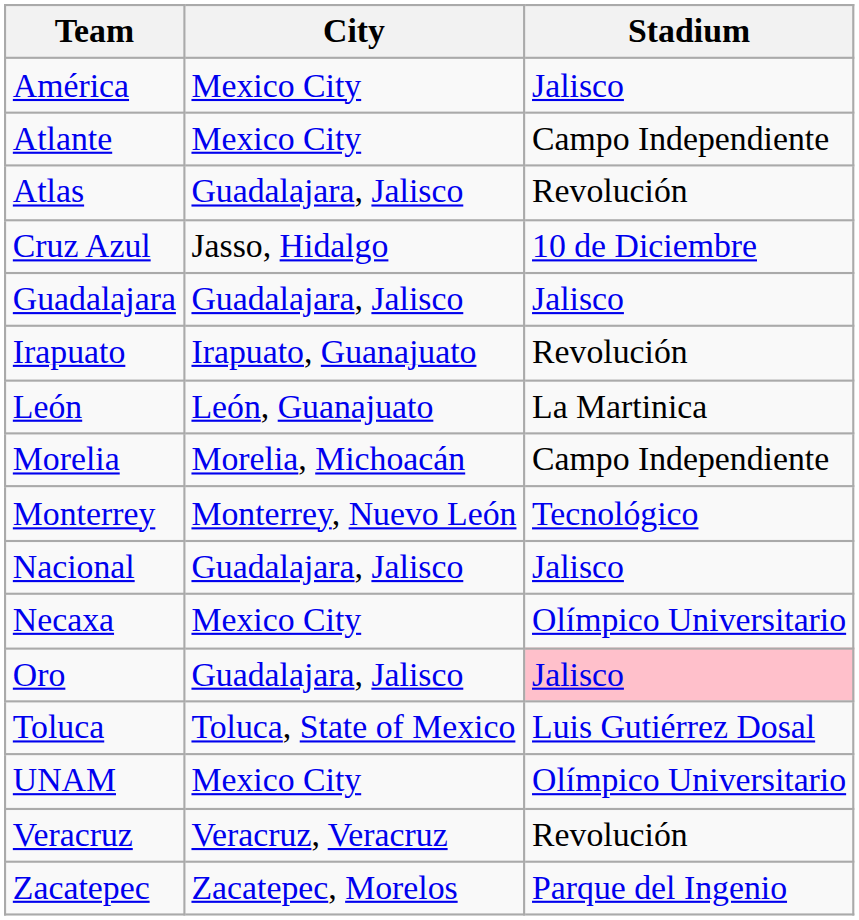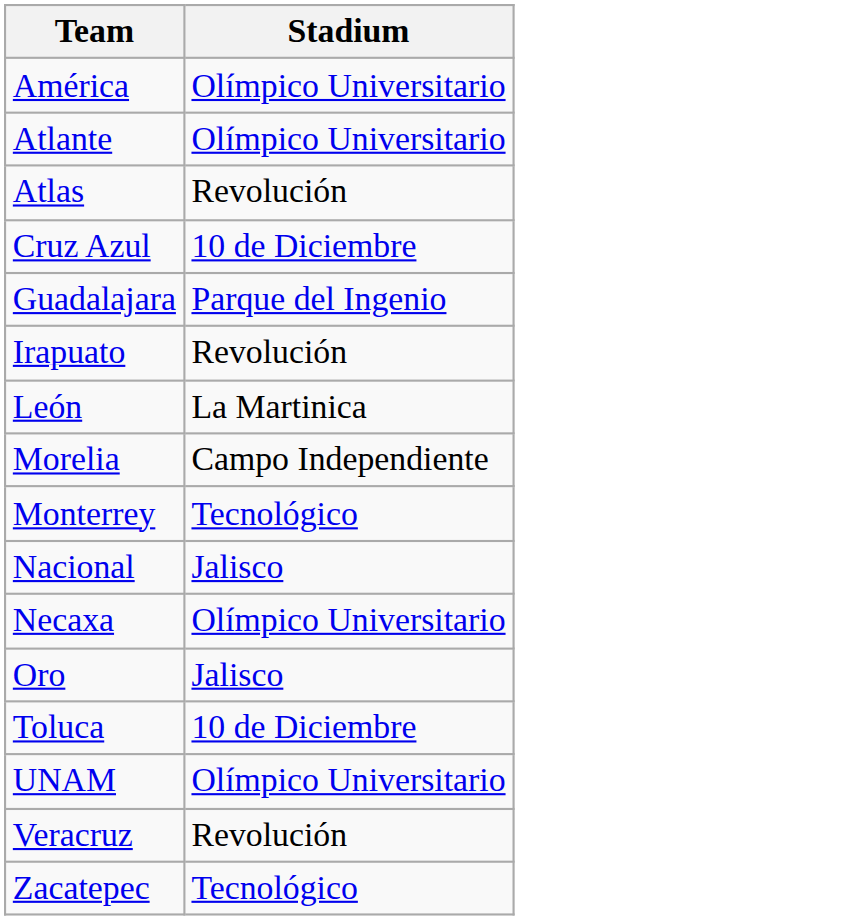- column: (354, 31)
(578, 84) Jalisco -> (349, 84) Olímpico Universitario
(681, 138) Campo Independiente -> (349, 138) Olímpico Universitario
(578, 298) Jalisco -> (319, 298) Parque del Ingenio
(578, 673) pink background -> (237, 673) no background
(674, 727) Luis Gutiérrez Dosal -> (304, 727) 10 de Diciembre
(660, 887) Parque del Ingenio -> (275, 887) Tecnológico
